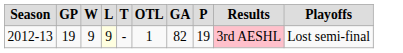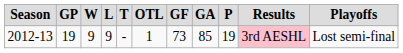+ column: (179, 15)
(109, 36) lightyellow background -> (109, 36) no background
(180, 36) 82 -> (205, 36) 85
